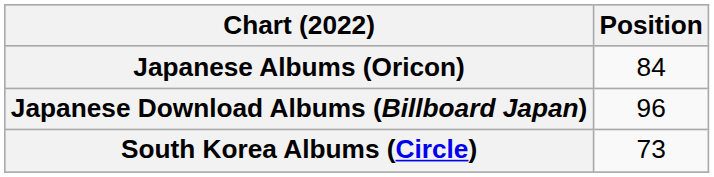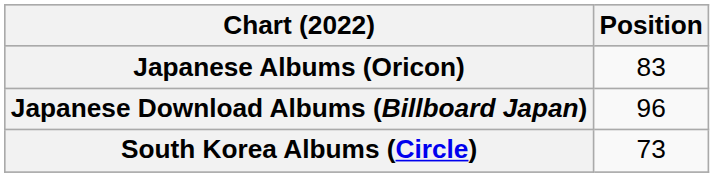(651, 66) 84 -> (651, 66) 83
